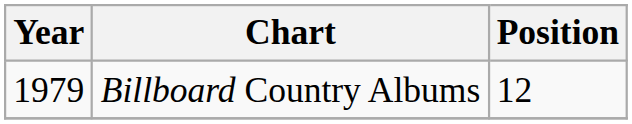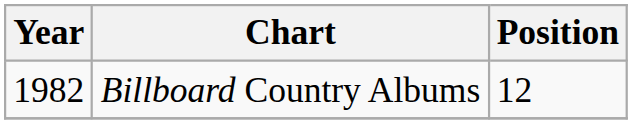(49, 88) 1979 -> (49, 88) 1982
